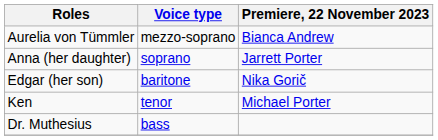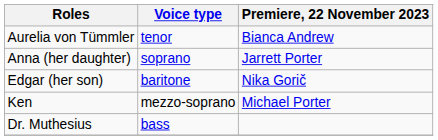(188, 37) mezzo-soprano -> (156, 37) tenor
(156, 102) tenor -> (188, 102) mezzo-soprano
